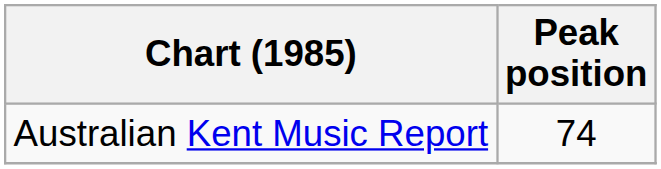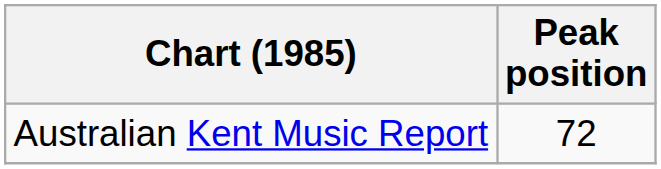(576, 132) 74 -> (576, 132) 72
